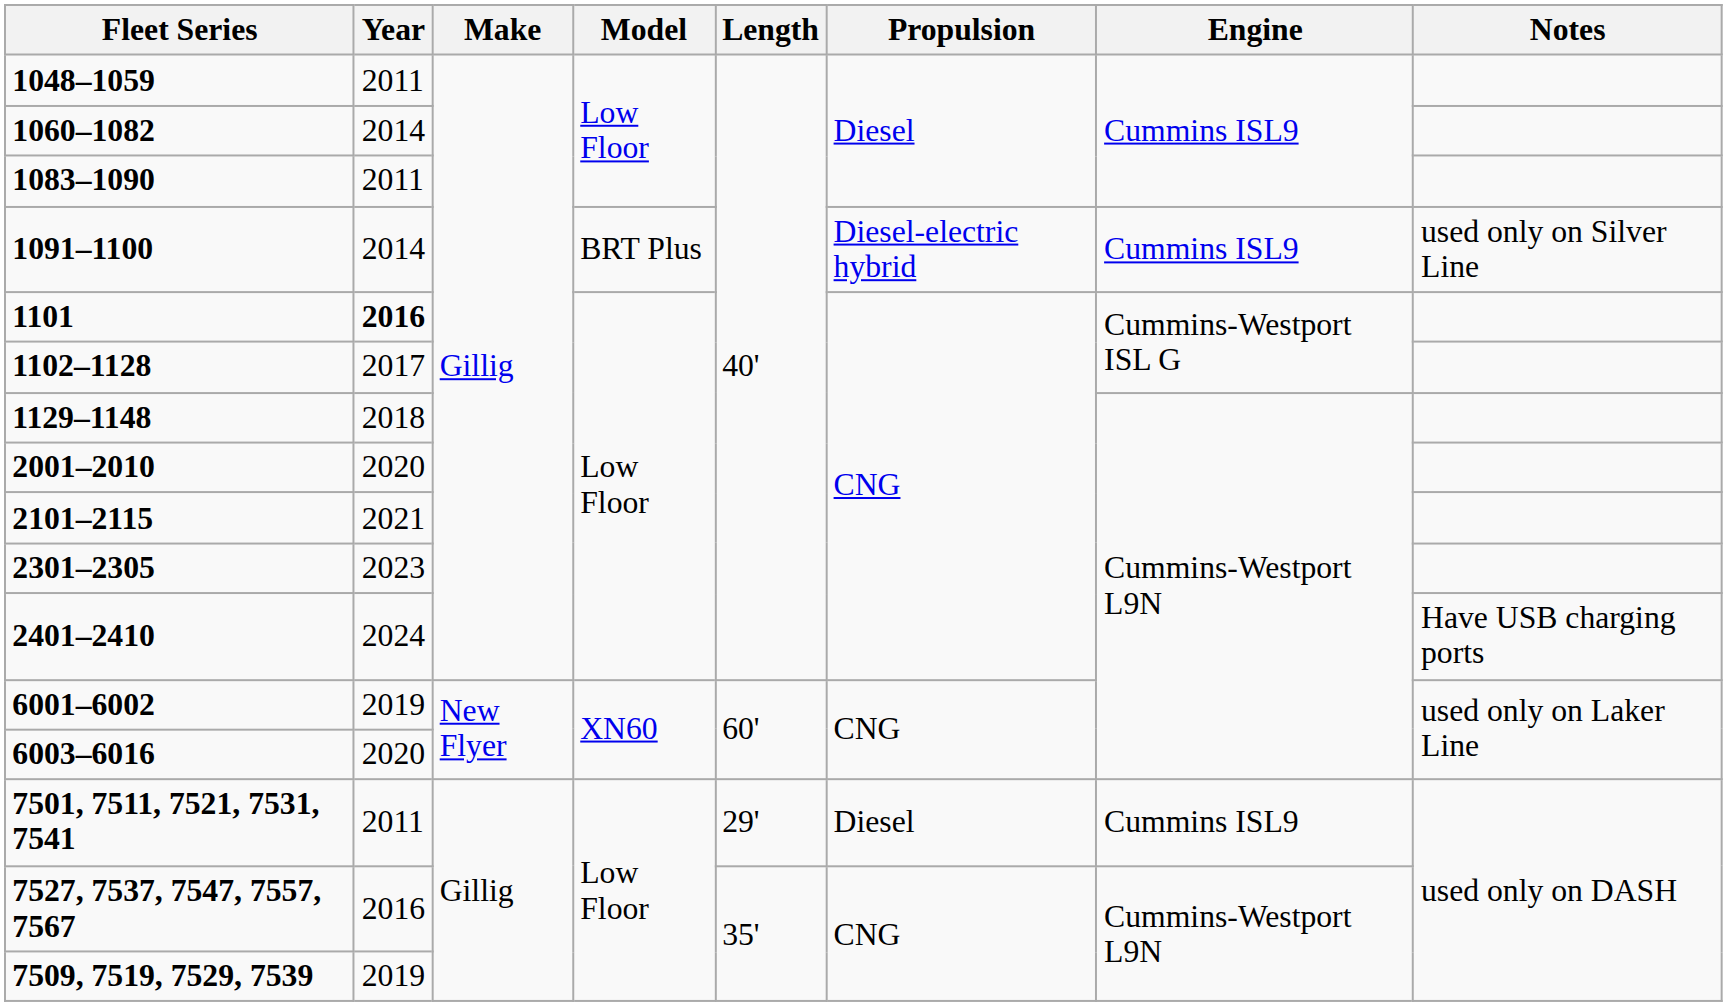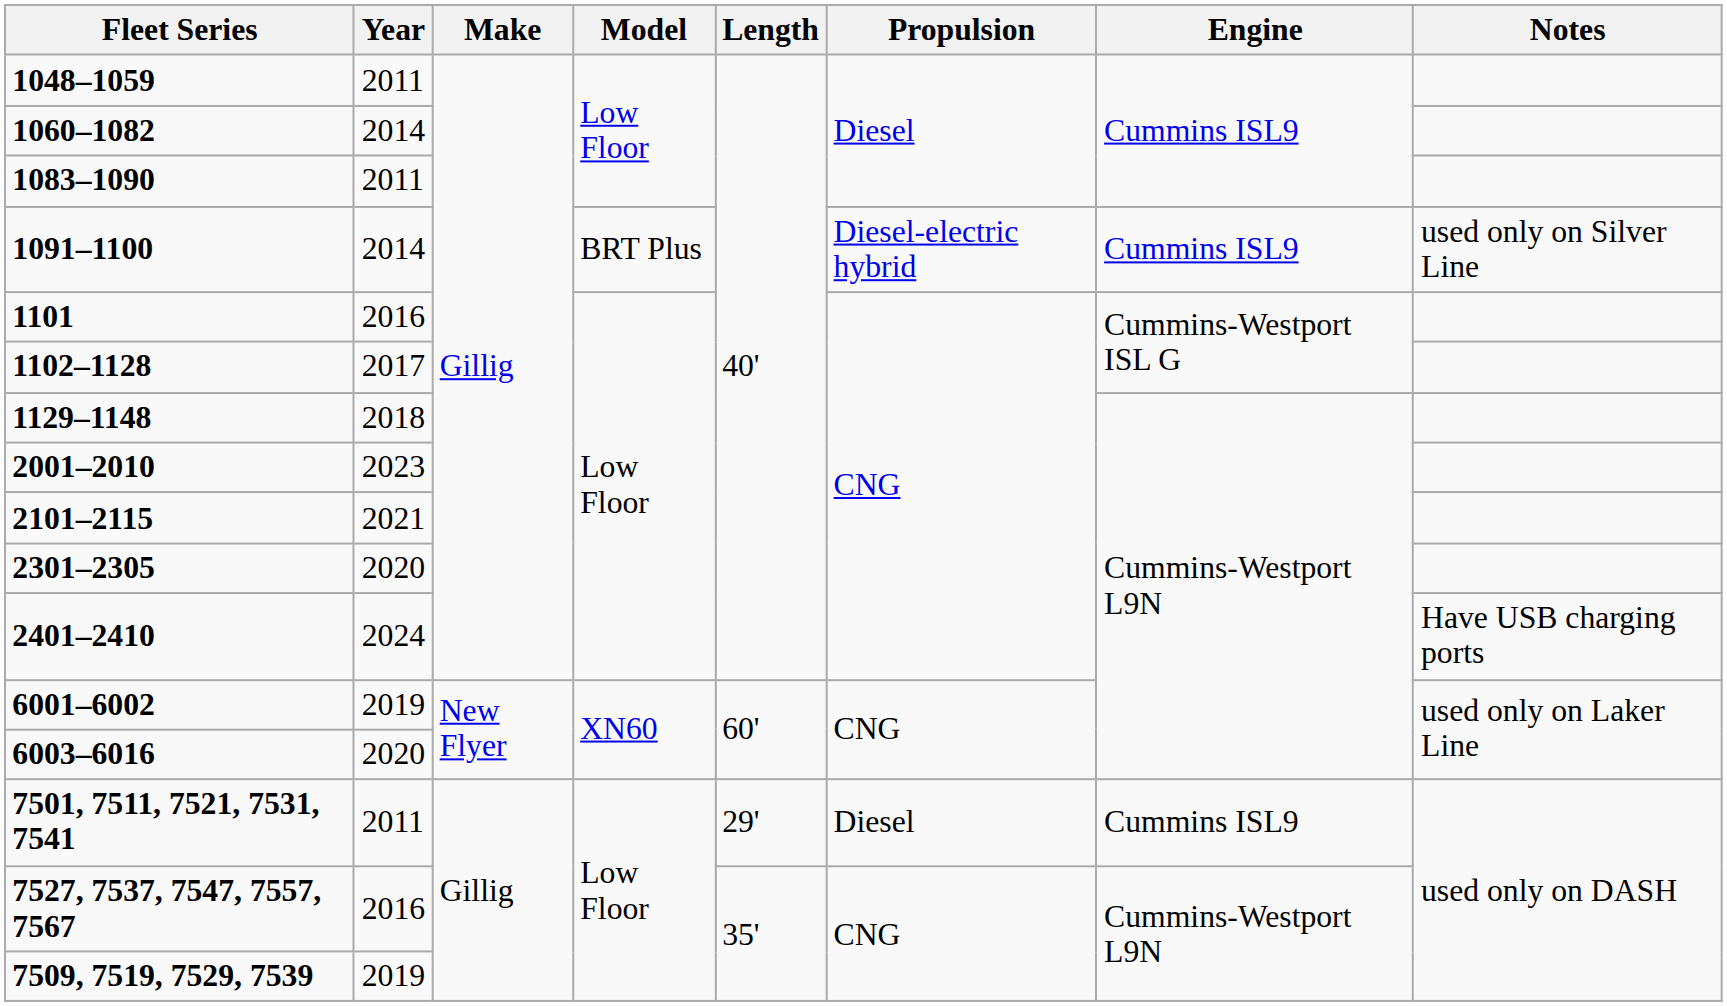(393, 316) bold -> (393, 316) normal
(393, 467) 2020 -> (393, 467) 2023
(393, 567) 2023 -> (393, 567) 2020
